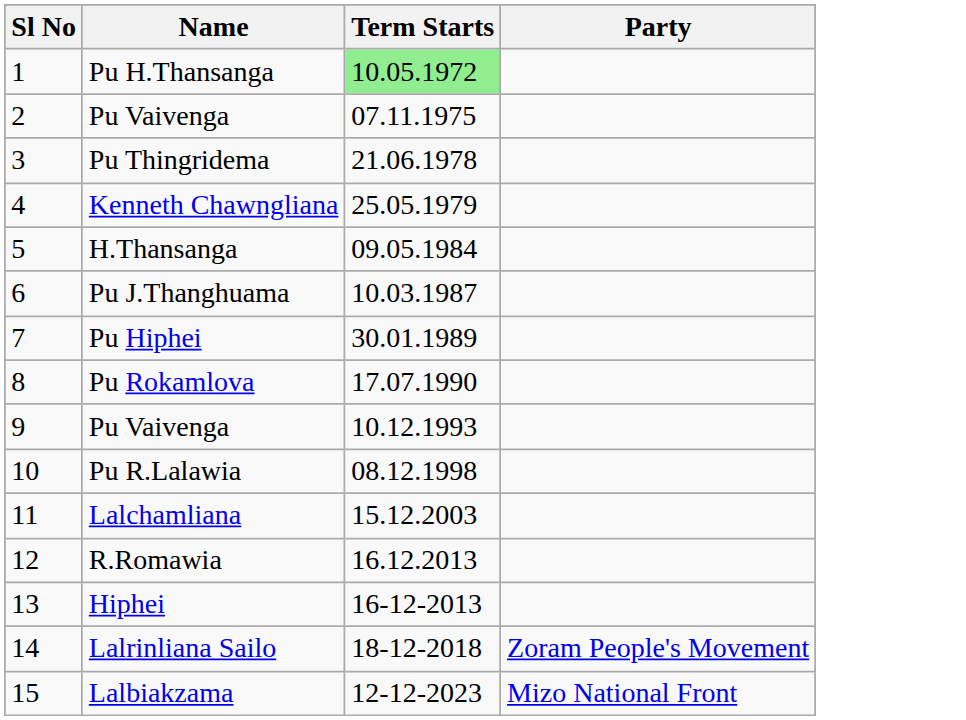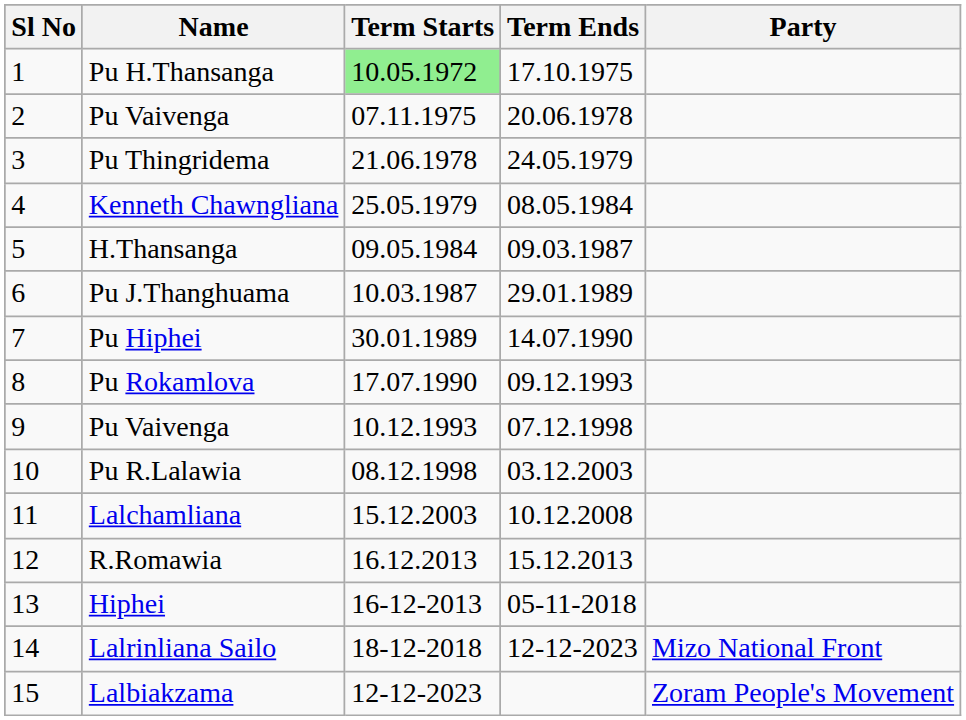+ column: (573, 26)
(658, 648) Zoram People's Movement -> (767, 648) Mizo National Front
(622, 692) Mizo National Front -> (803, 692) Zoram People's Movement
